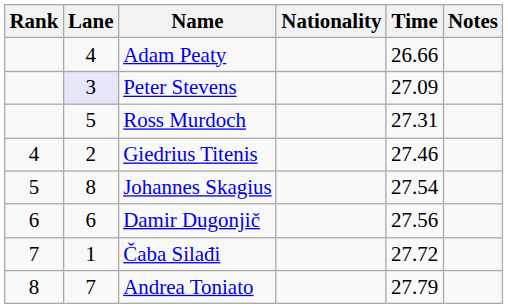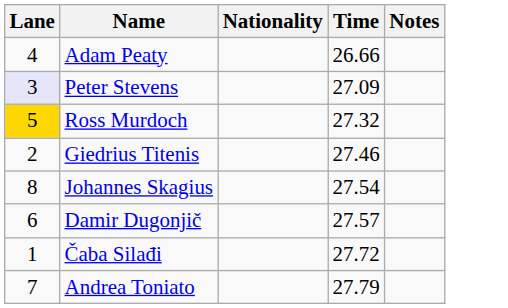- column: (34, 21)
(91, 120) no background -> (32, 120) gold background
(415, 120) 27.31 -> (356, 120) 27.32
(415, 220) 27.56 -> (356, 220) 27.57
